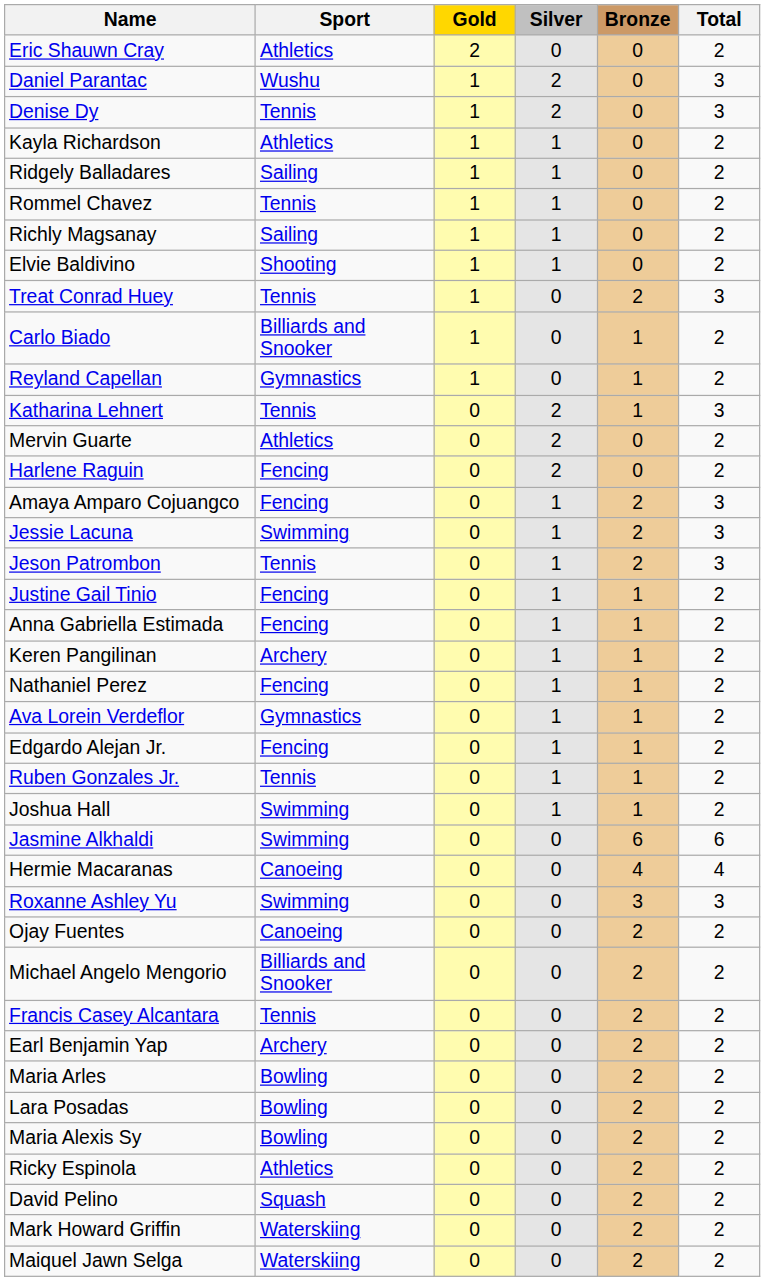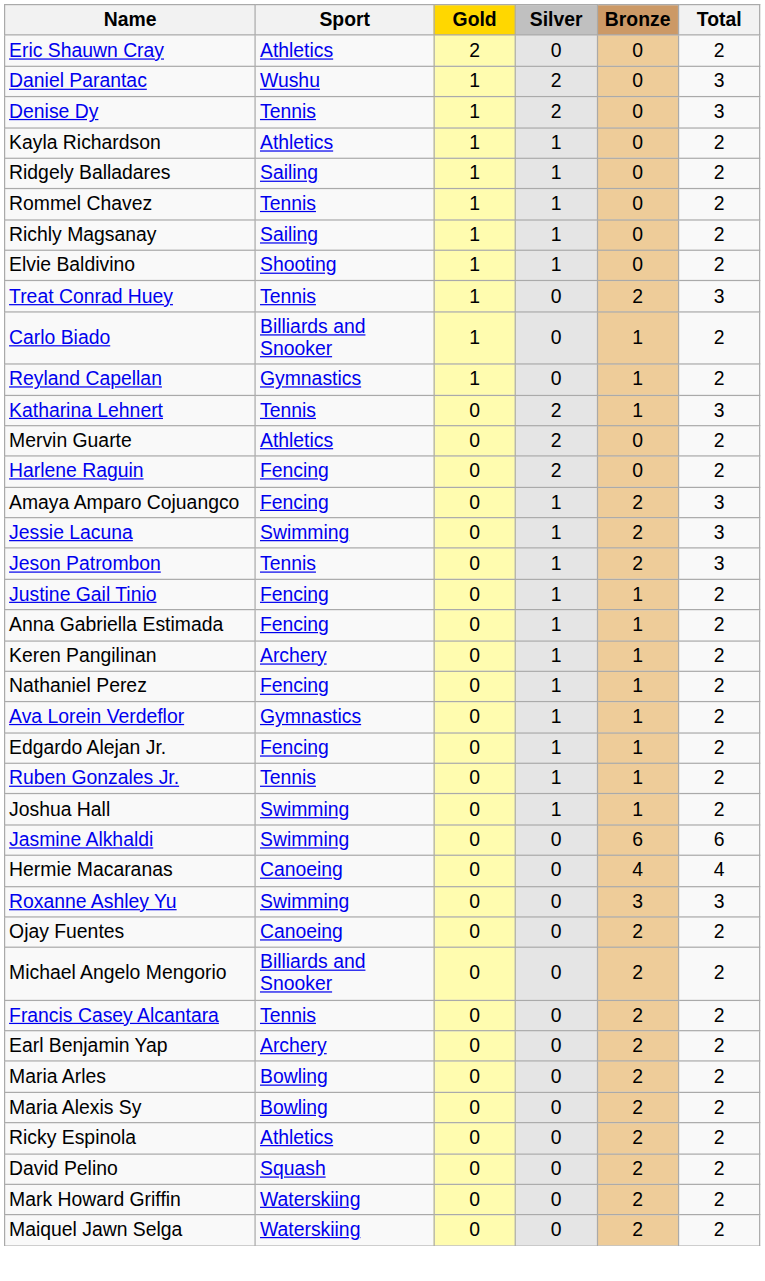- row: (69, 1107)
